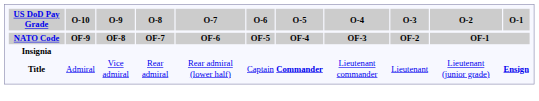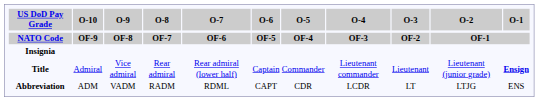(300, 68) bold -> (303, 68) normal
+ row: (40, 86)
